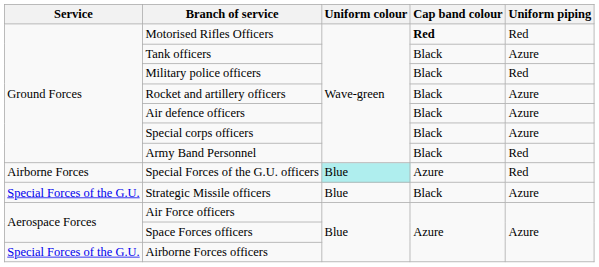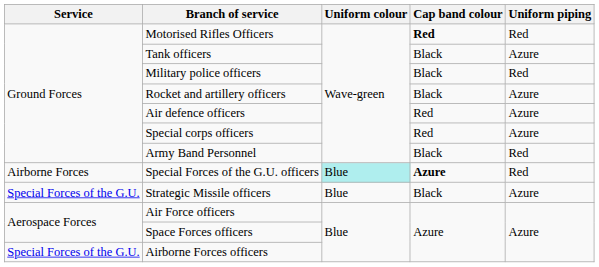(428, 113) Black -> (423, 113) Red
(428, 133) Black -> (423, 133) Red
(428, 172) normal -> (429, 172) bold
